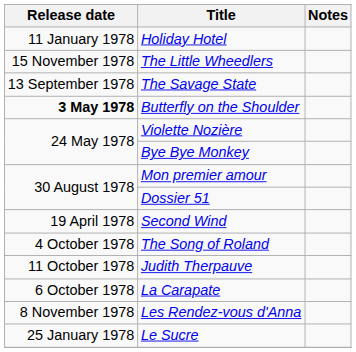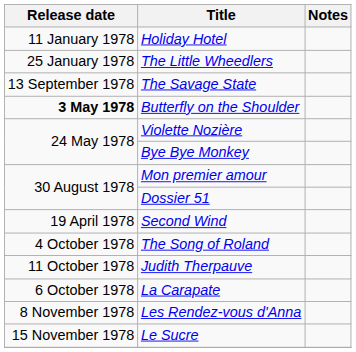(73, 61) 15 November 1978 -> (81, 61) 25 January 1978
(81, 335) 25 January 1978 -> (73, 335) 15 November 1978
